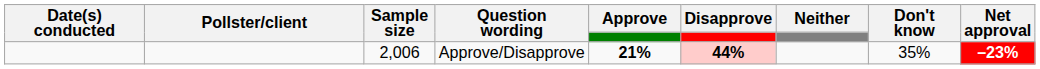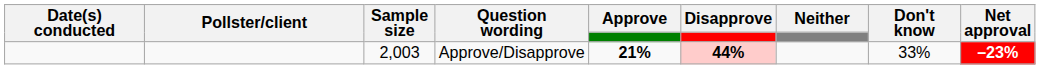(400, 53) 2,006 -> (400, 53) 2,003
(914, 53) 35% -> (914, 53) 33%
